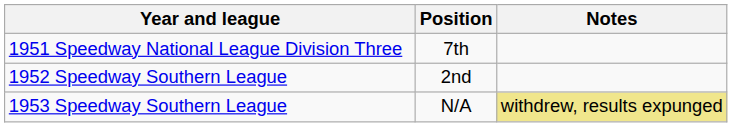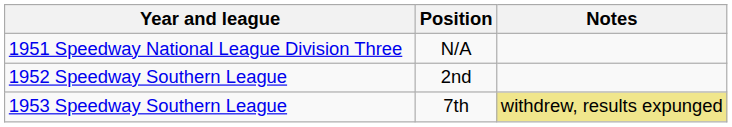(456, 48) 7th -> (456, 48) N/A
(456, 106) N/A -> (456, 106) 7th
